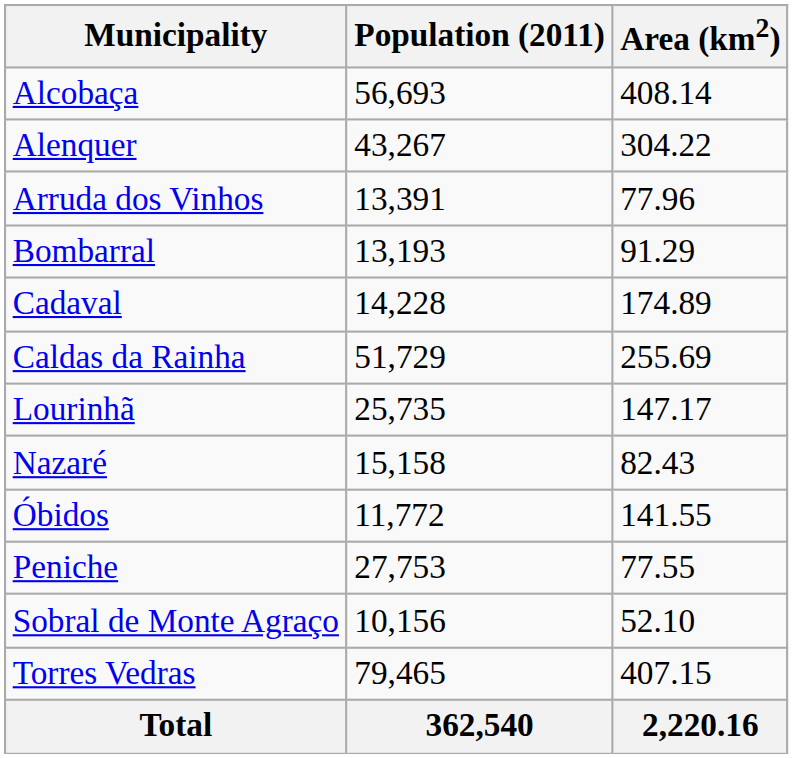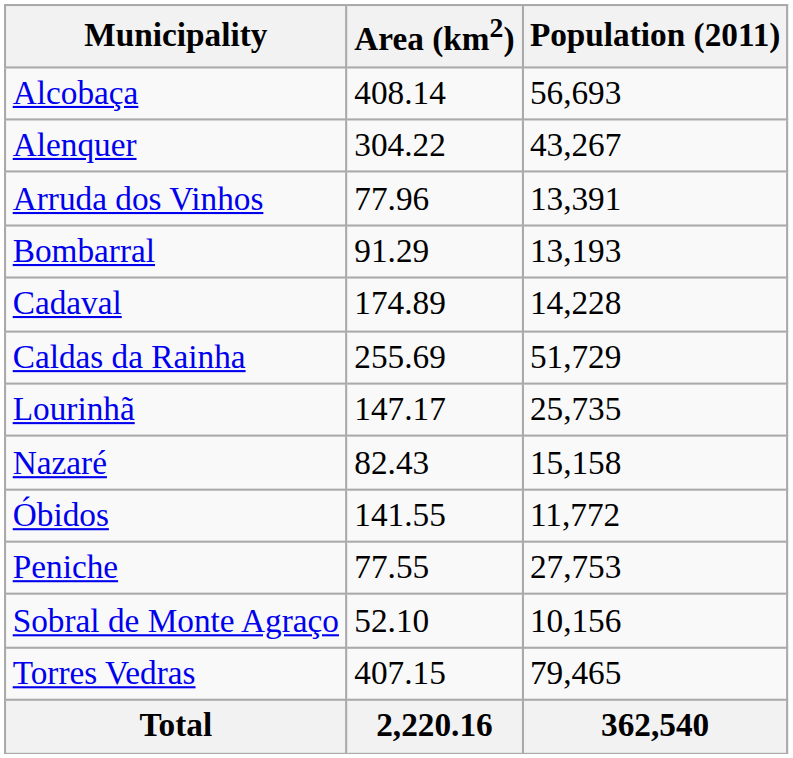columns swapped: (480, 35) <-> (700, 35)
